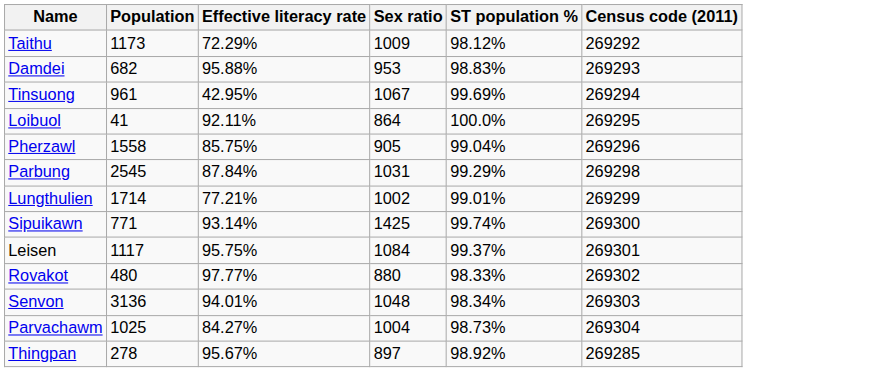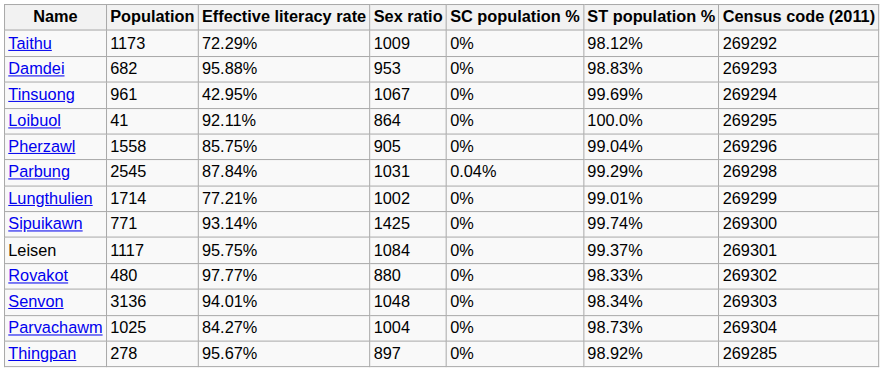+ column: (515, 17)
